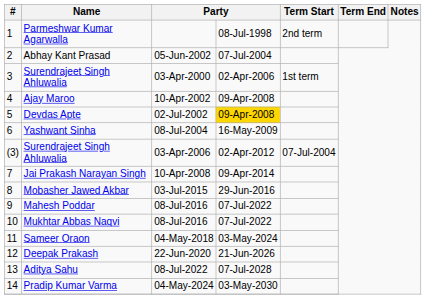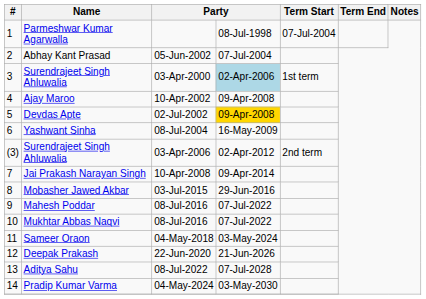(302, 34) 2nd term -> (309, 34) 07-Jul-2004
(246, 77) no background -> (246, 77) lightblue background
(309, 152) 07-Jul-2004 -> (302, 152) 2nd term
